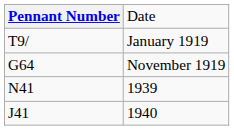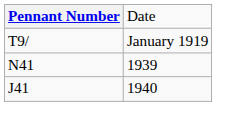- row: (176, 64)
